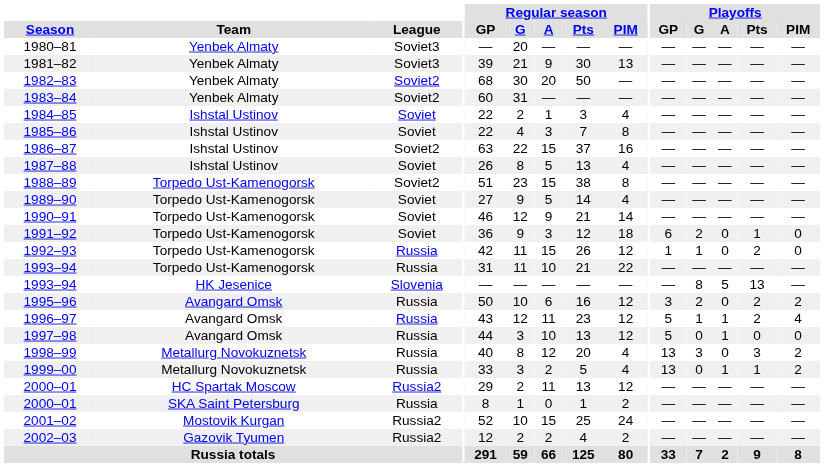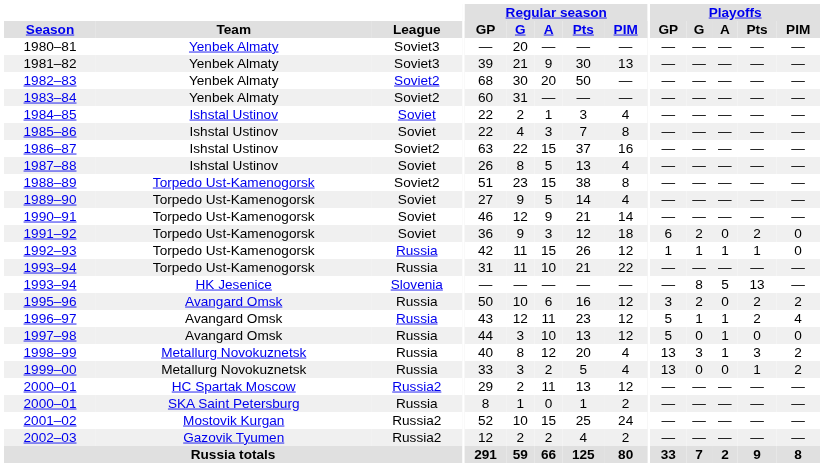(757, 233) 1 -> (757, 233) 2
(725, 250) 0 -> (725, 250) 1
(757, 250) 2 -> (757, 250) 1
(725, 352) 0 -> (725, 352) 1
(725, 369) 1 -> (725, 369) 0
